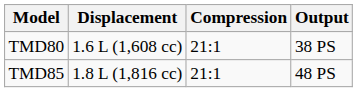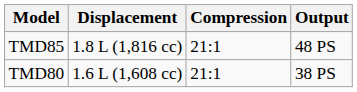rows swapped: (36, 45) <-> (36, 73)
